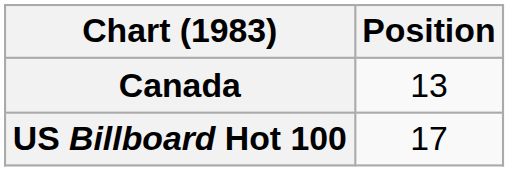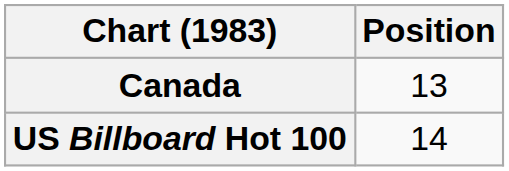(429, 138) 17 -> (429, 138) 14
